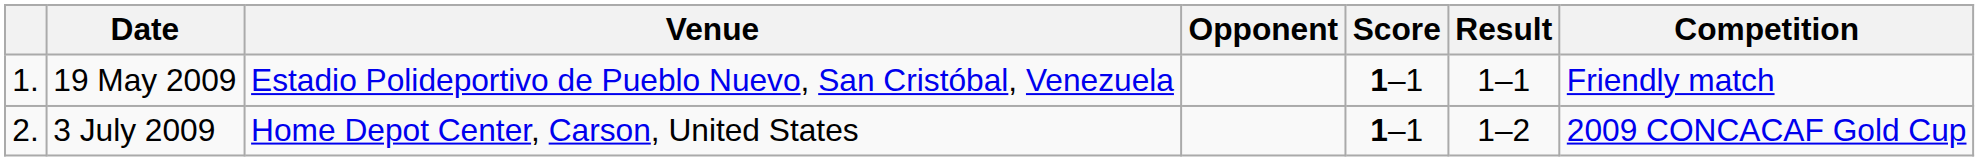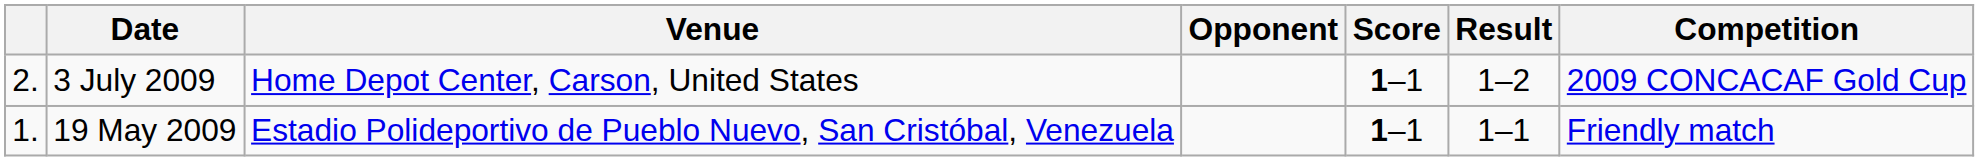rows swapped: (145, 79) <-> (134, 130)
